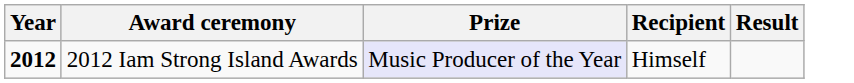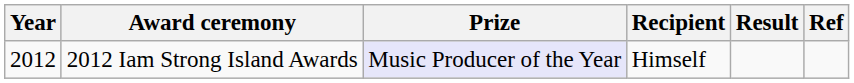+ column: (826, 22)
(33, 59) bold -> (33, 59) normal
